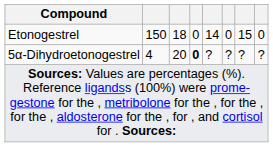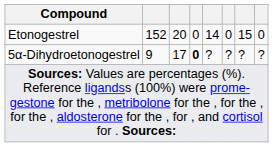(156, 34) 150 -> (156, 34) 152
(180, 34) 18 -> (180, 34) 20
(149, 54) 4 -> (149, 54) 9
(180, 54) 20 -> (180, 54) 17
